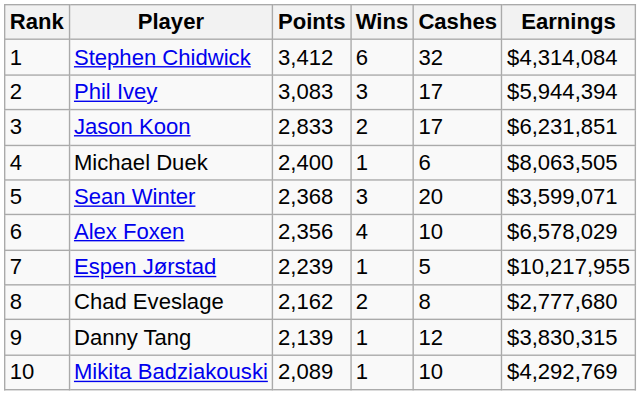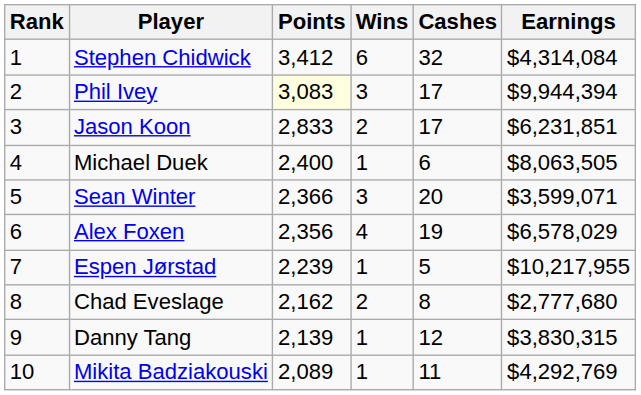(306, 92) no background -> (306, 92) lightyellow background
(562, 92) $5,944,394 -> (562, 92) $9,944,394
(306, 197) 2,368 -> (306, 197) 2,366
(431, 232) 10 -> (431, 232) 19
(431, 372) 10 -> (430, 372) 11
